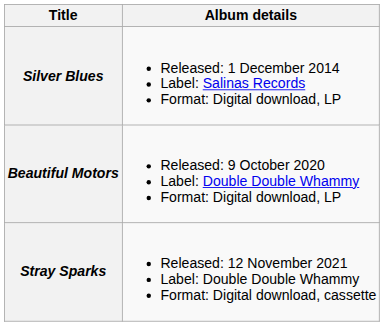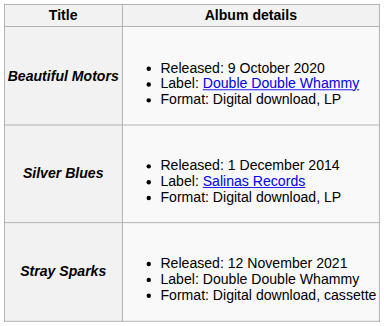rows swapped: (63, 75) <-> (63, 173)
